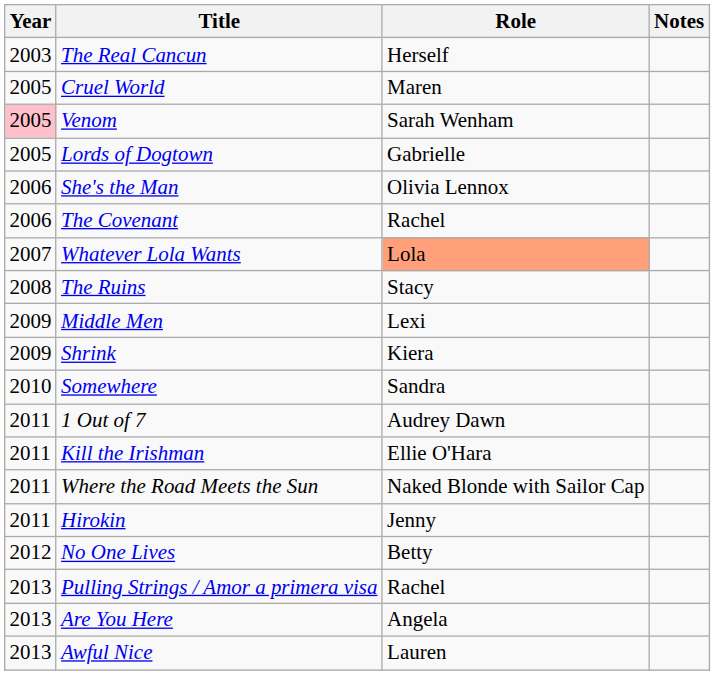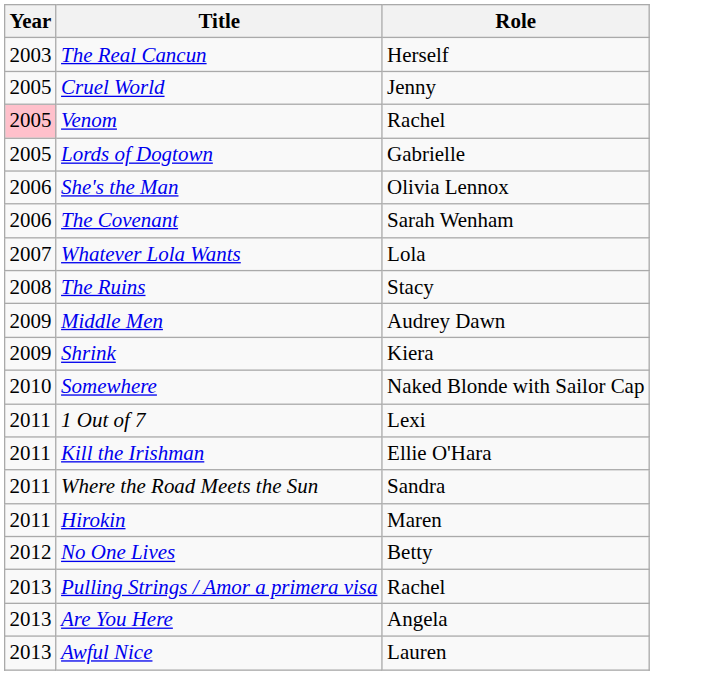- column: (679, 21)
(414, 87) Maren -> (412, 87) Jenny
(450, 120) Sarah Wenham -> (416, 120) Rachel
(416, 220) Rachel -> (450, 220) Sarah Wenham
(406, 253) lightsalmon background -> (406, 253) no background
(406, 320) Lexi -> (446, 320) Audrey Dawn
(416, 386) Sandra -> (516, 386) Naked Blonde with Sailor Cap
(446, 420) Audrey Dawn -> (406, 420) Lexi
(516, 486) Naked Blonde with Sailor Cap -> (416, 486) Sandra
(412, 519) Jenny -> (414, 519) Maren
